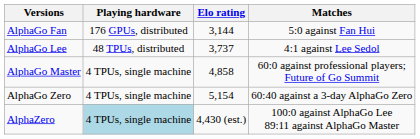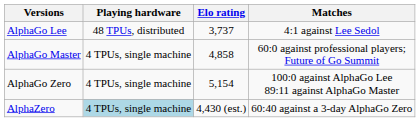- row: (37, 30)
(332, 95) 60:40 against a 3-day AlphaGo Zero -> (332, 84) 100:0 against AlphaGo Lee 89:11 against AlphaGo Master
(332, 119) 100:0 against AlphaGo Lee 89:11 against AlphaGo Master -> (332, 108) 60:40 against a 3-day AlphaGo Zero
